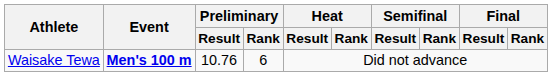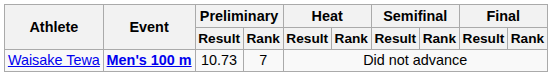(219, 60) 10.76 -> (219, 60) 10.73
(263, 60) 6 -> (263, 60) 7
